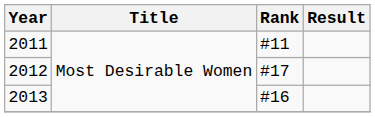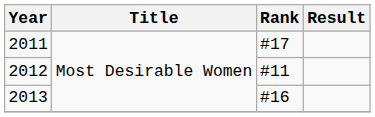(275, 45) #11 -> (275, 45) #17
(275, 71) #17 -> (275, 71) #11
